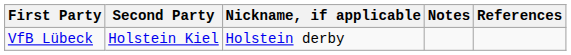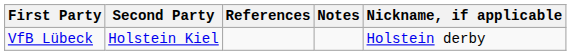columns swapped: (323, 16) <-> (520, 16)
